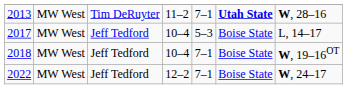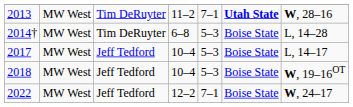+ row: (22, 33)
(204, 53) 7–1 -> (210, 72) 5–3
